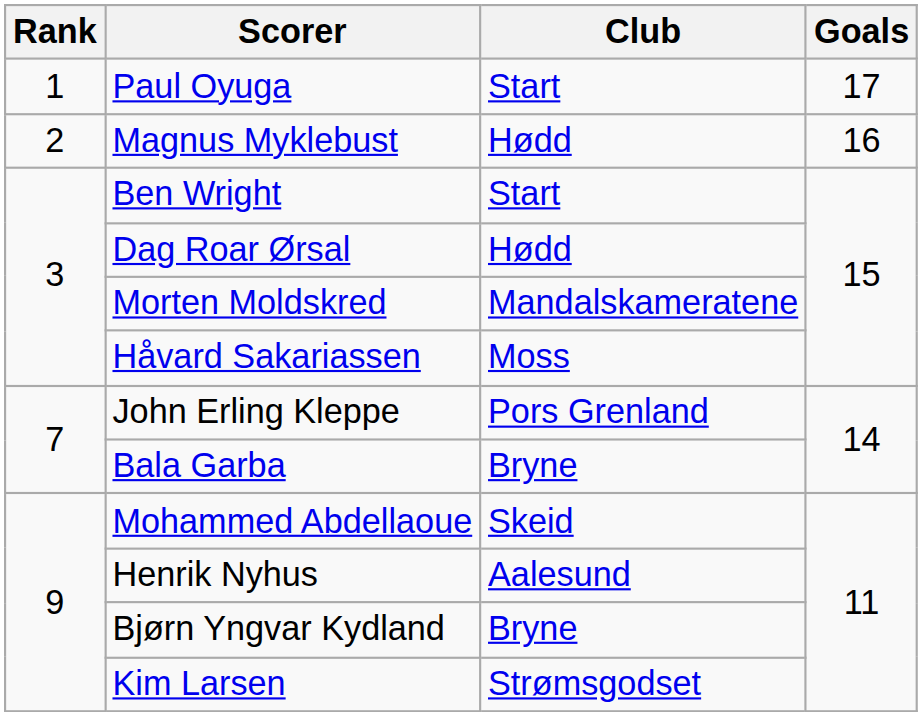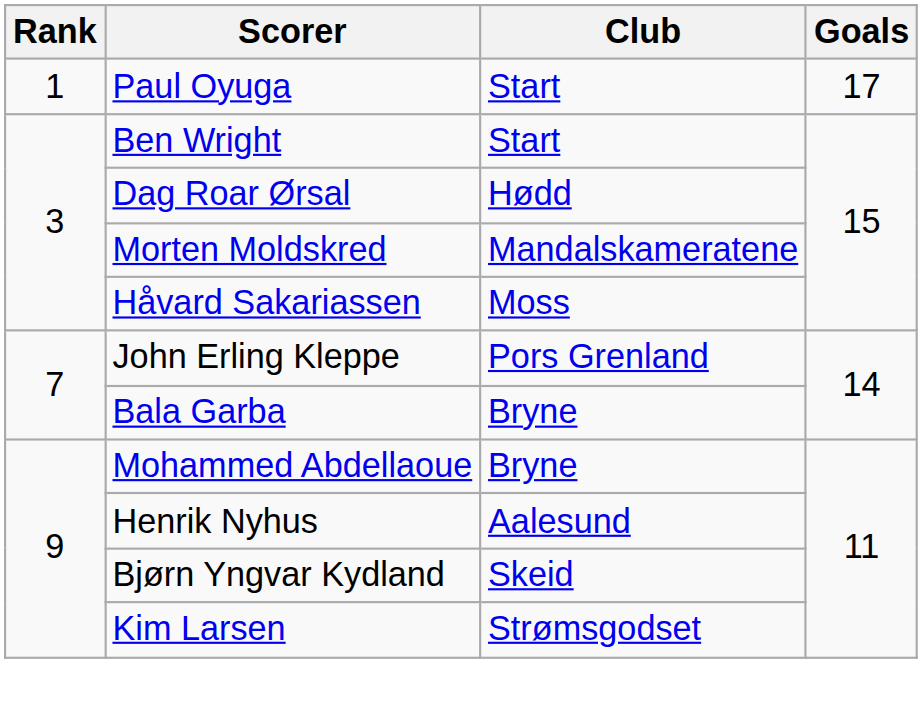- row: (255, 140)
(531, 520) Skeid -> (533, 466) Bryne
(533, 628) Bryne -> (531, 574) Skeid
